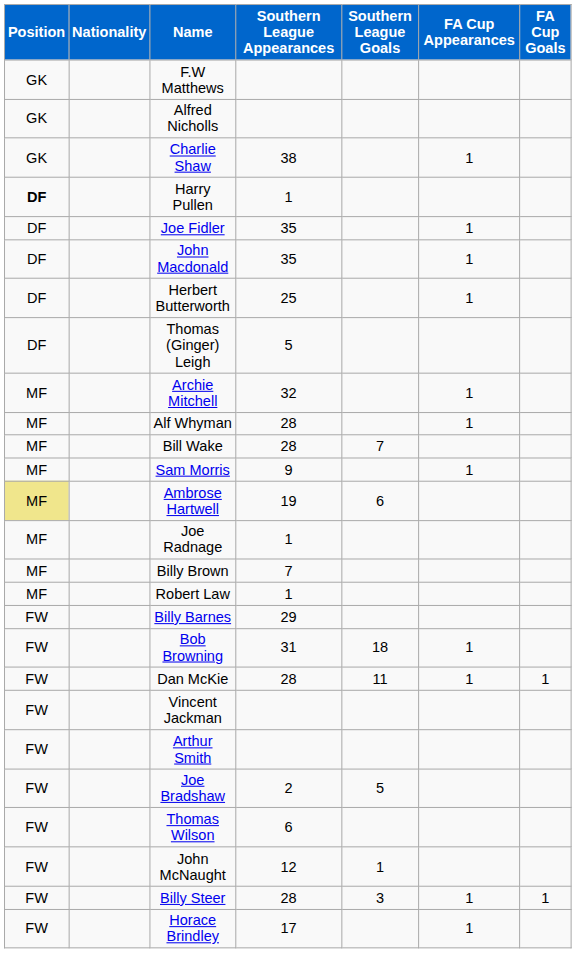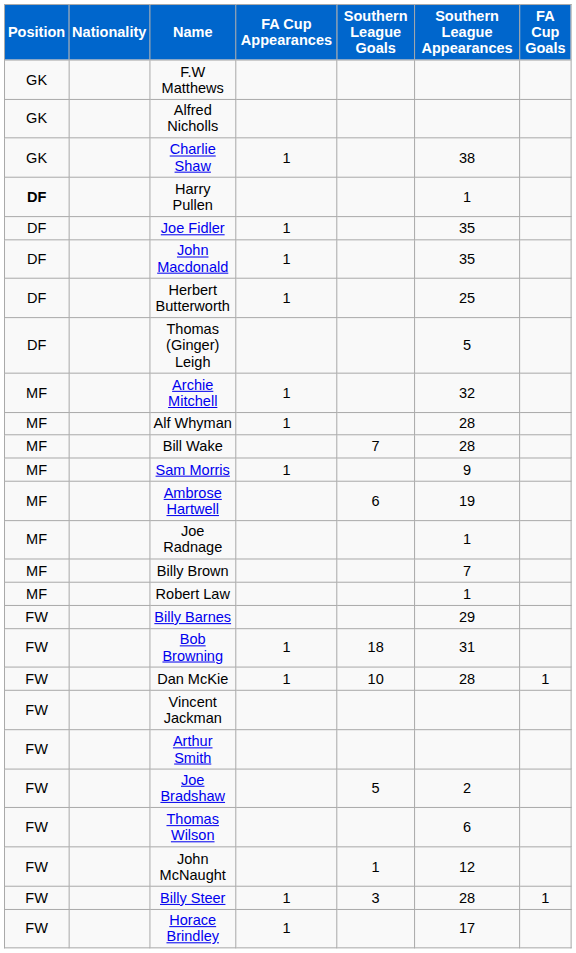columns swapped: (289, 33) <-> (469, 33)
(37, 501) khaki background -> (37, 501) no background
(380, 679) 11 -> (376, 679) 10
